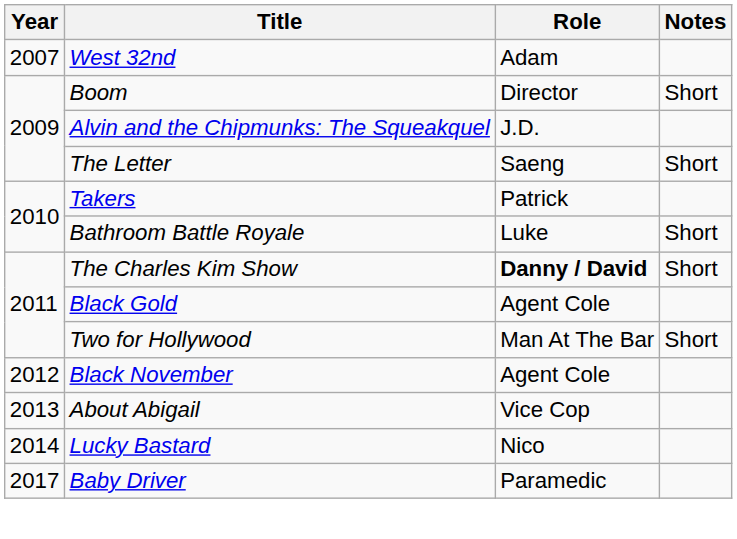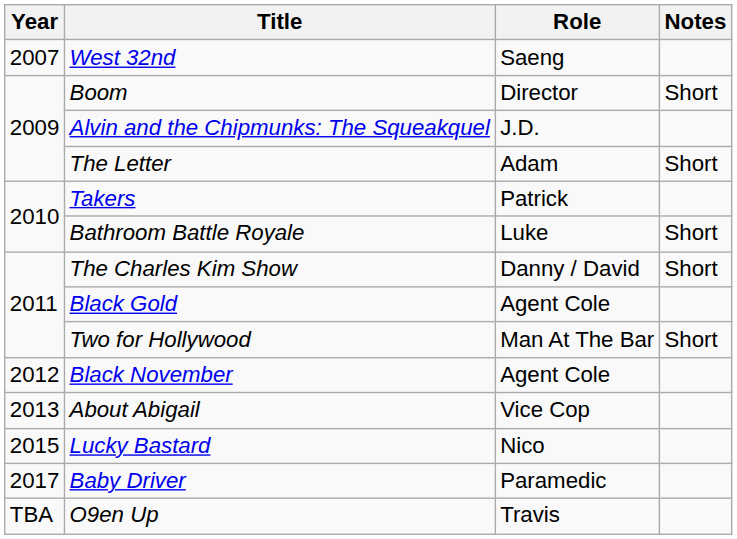(529, 57) Adam -> (532, 57) Saeng
(532, 163) Saeng -> (529, 163) Adam
(574, 269) bold -> (570, 269) normal
(35, 445) 2014 -> (35, 445) 2015
+ row: (114, 515)
